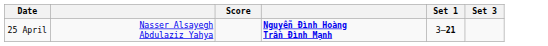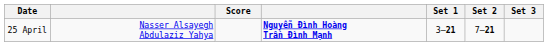+ column: (485, 11)
